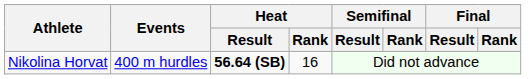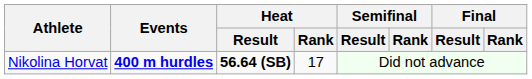(161, 63) normal -> (164, 63) bold
(310, 63) 16 -> (316, 63) 17
